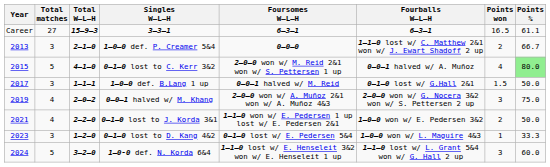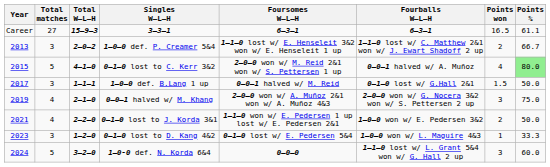(85, 47) 2–1–0 -> (85, 47) 2–0–2
(288, 47) 0–0–0 -> (288, 47) 1–1–0 lost w/ E. Henseleit 3&2 won w/ E. Henseleit 1 up
(85, 100) 2–0–2 -> (85, 100) 2–1–0
(288, 153) 1–1–0 lost w/ E. Henseleit 3&2 won w/ E. Henseleit 1 up -> (288, 153) 0–0–0
